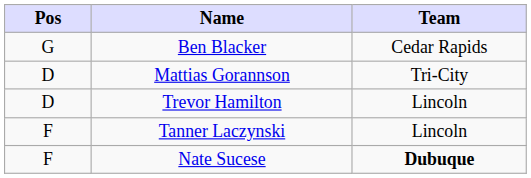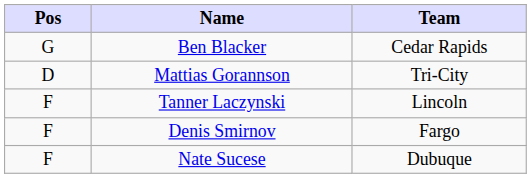- row: (222, 103)
+ row: (222, 131)
(439, 159) bold -> (439, 159) normal
